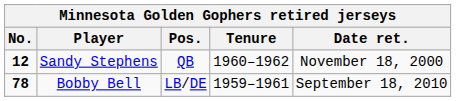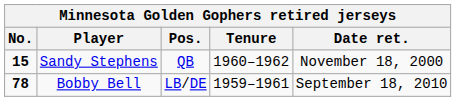(21, 62) 12 -> (21, 62) 15
